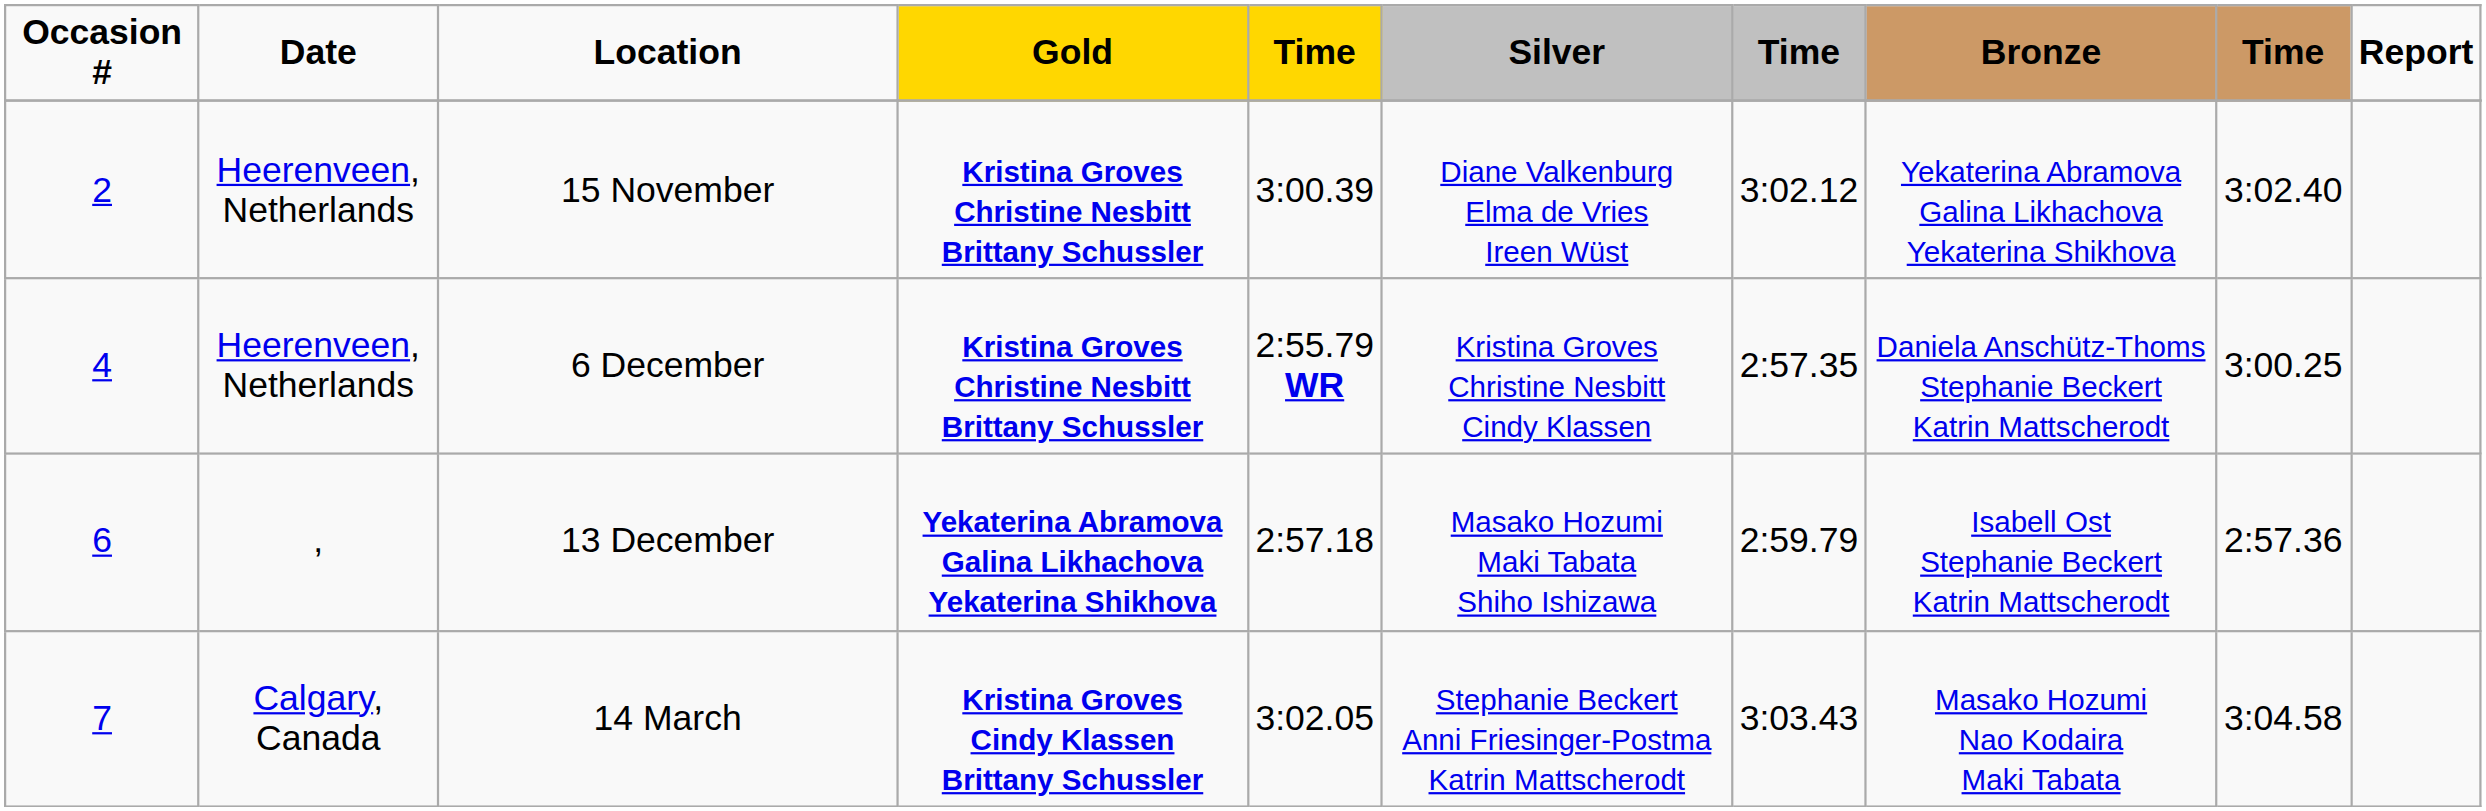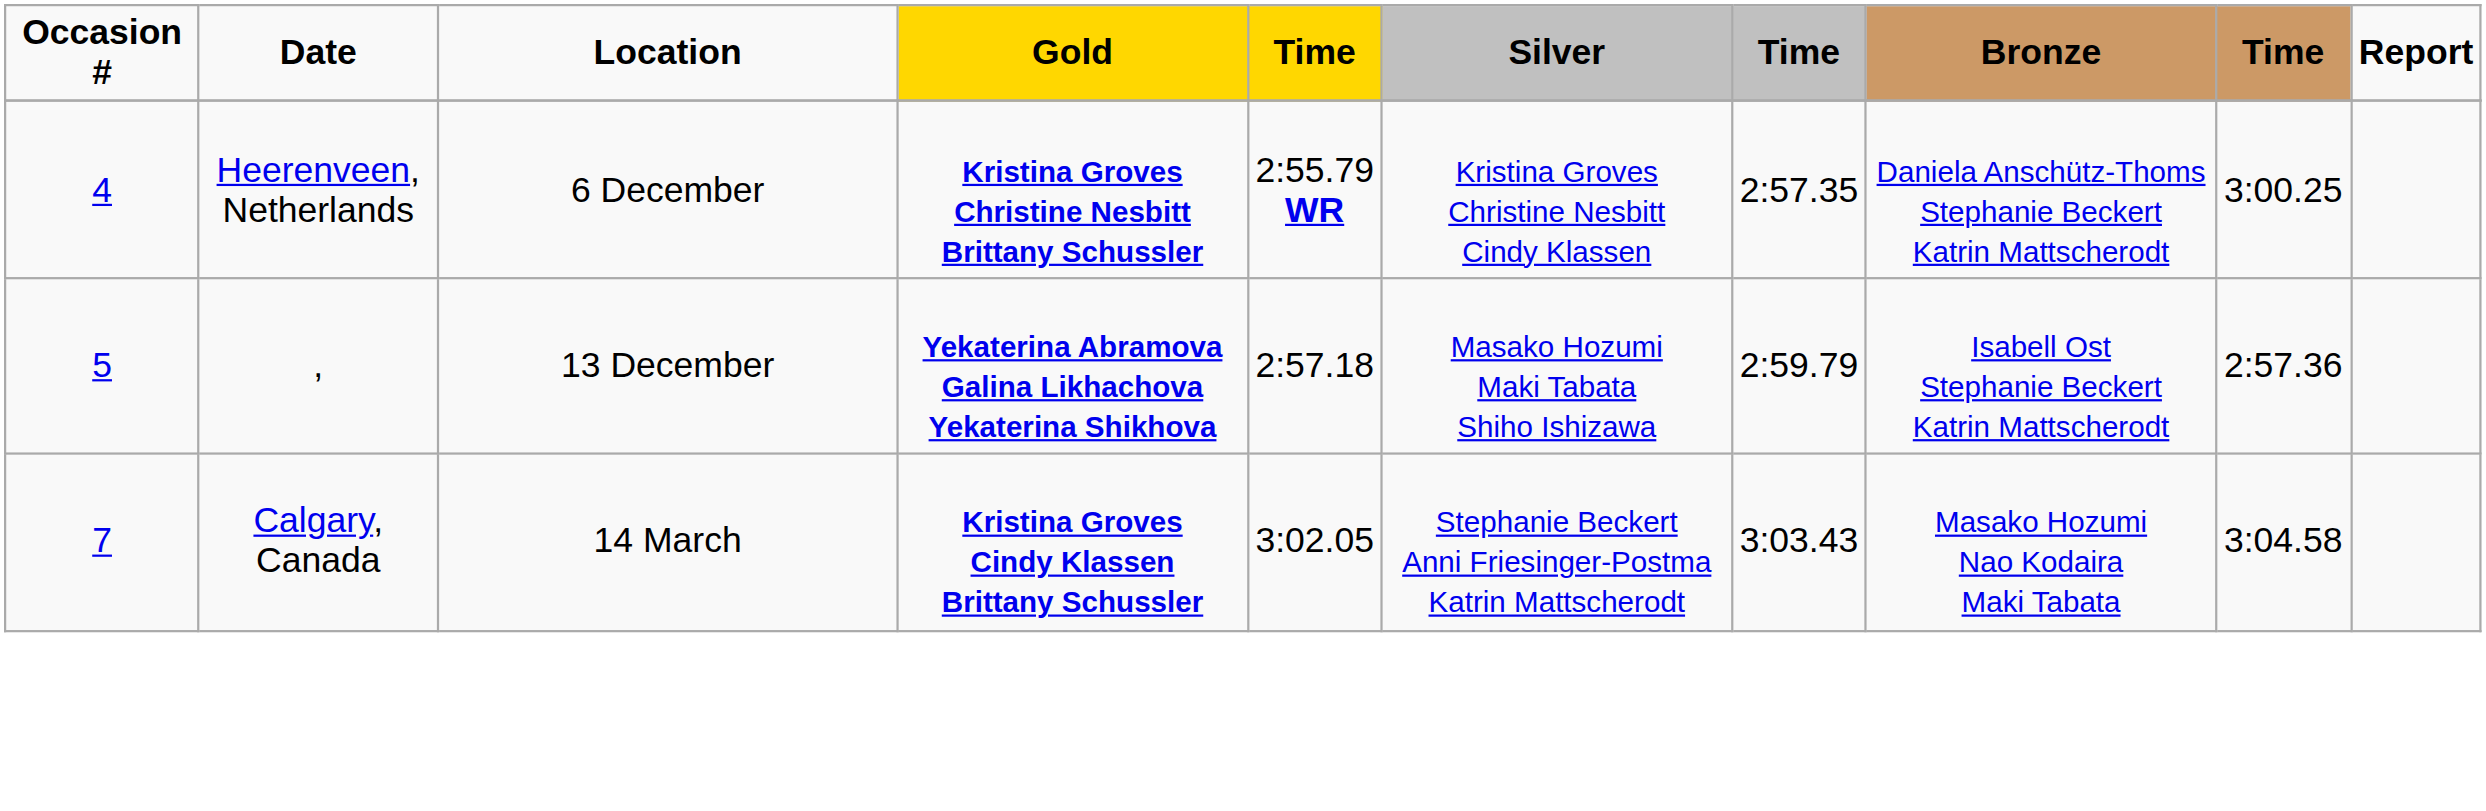- row: (668, 188)
(102, 541) 6 -> (102, 365) 5
